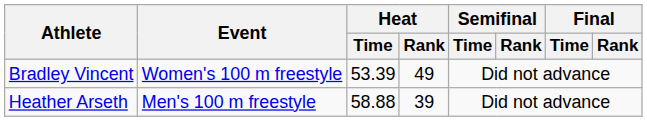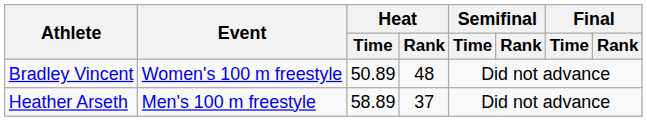(373, 74) 53.39 -> (373, 74) 50.89
(424, 74) 49 -> (424, 74) 48
(373, 102) 58.88 -> (373, 102) 58.89
(424, 102) 39 -> (424, 102) 37
